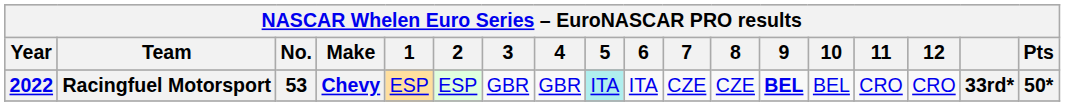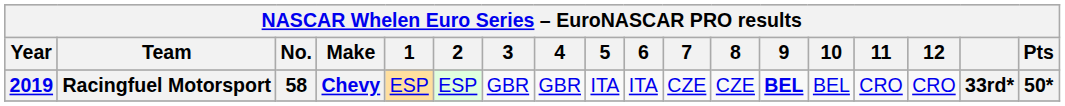(31, 85) 2022 -> (31, 85) 2019
(296, 85) 53 -> (296, 85) 58
(605, 85) paleturquoise background -> (605, 85) no background
